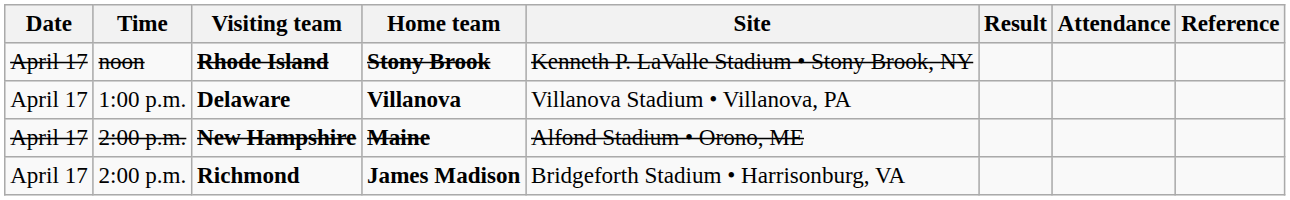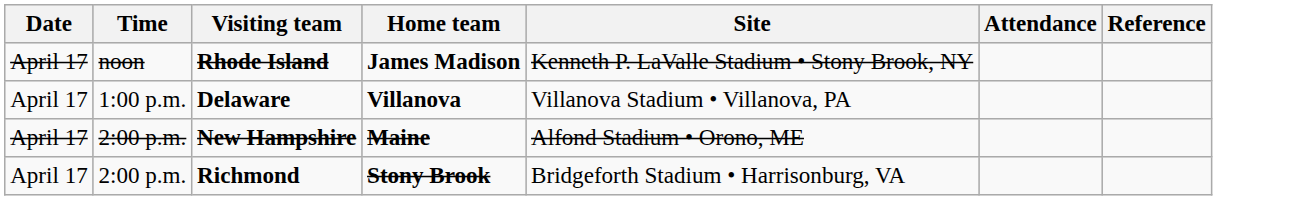- column: (1015, 23)
(429, 61) Stony Brook -> (444, 61) James Madison
(444, 176) James Madison -> (429, 176) Stony Brook
